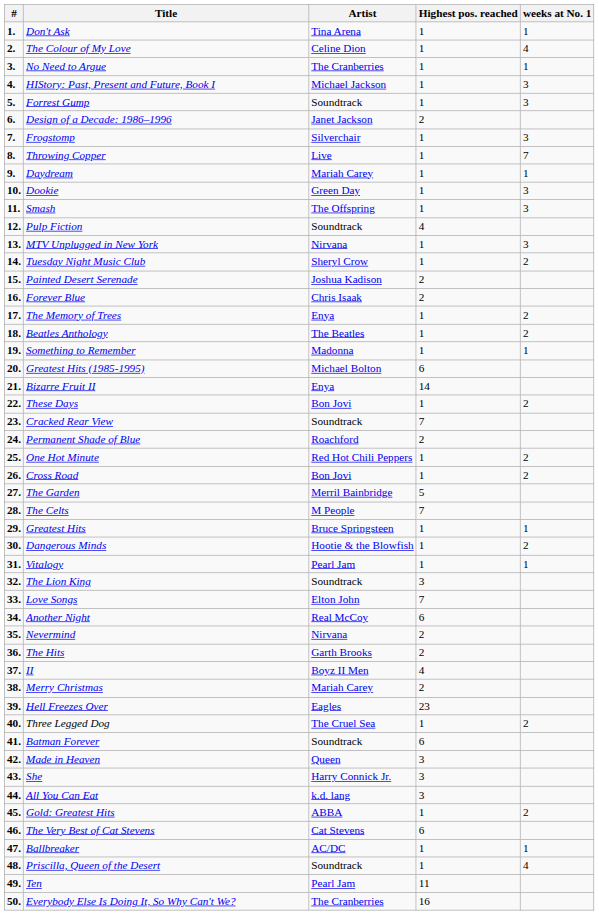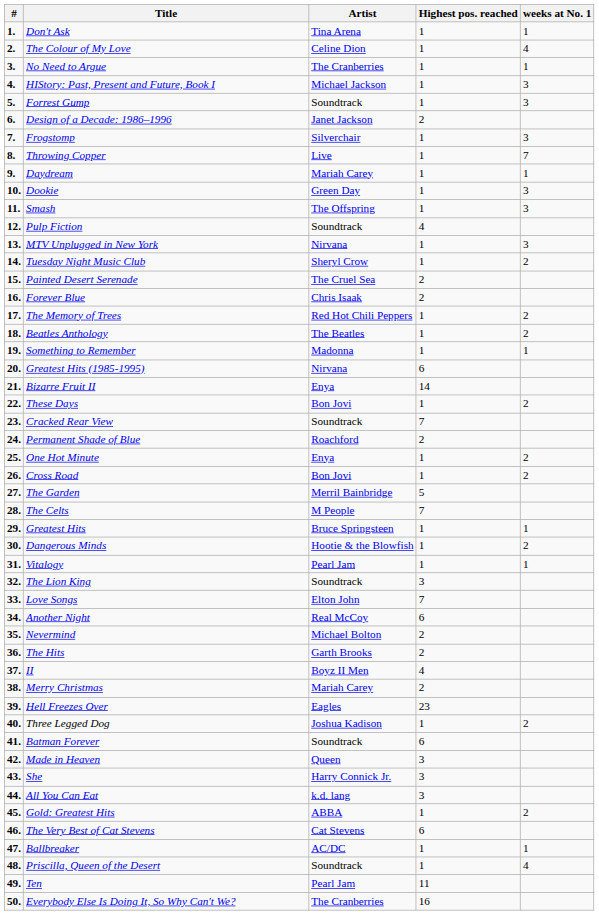(347, 279) Joshua Kadison -> (343, 279) The Cruel Sea
(323, 315) Enya -> (362, 315) Red Hot Chili Peppers
(346, 368) Michael Bolton -> (329, 368) Nirvana
(362, 457) Red Hot Chili Peppers -> (323, 457) Enya
(329, 635) Nirvana -> (346, 635) Michael Bolton
(343, 723) The Cruel Sea -> (347, 723) Joshua Kadison
